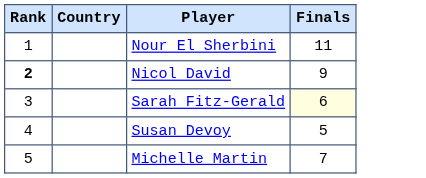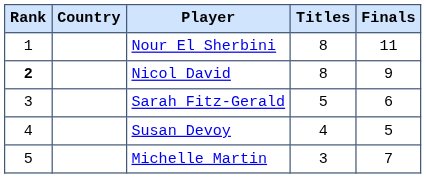+ column: (323, 19)
(323, 103) lightyellow background -> (388, 103) no background
